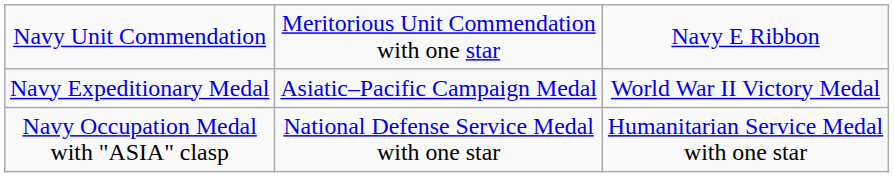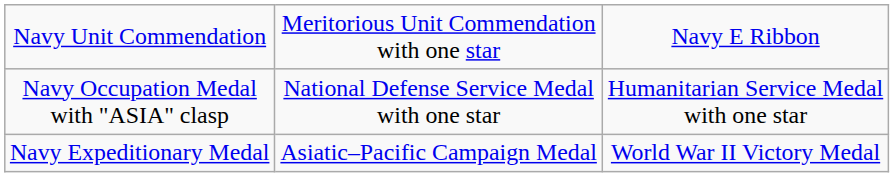rows swapped: (140, 88) <-> (140, 139)
